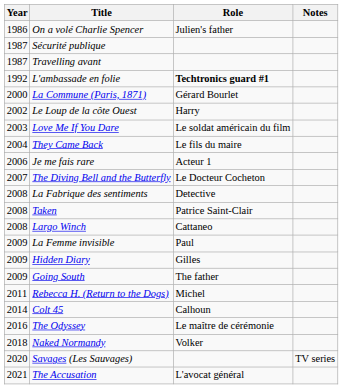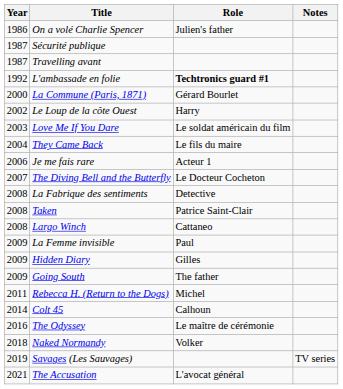(17, 359) 2020 -> (17, 359) 2019
